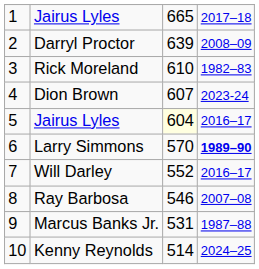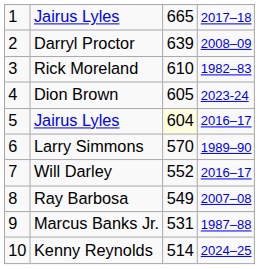(180, 95) 607 -> (180, 95) 605
(226, 147) bold -> (226, 147) normal
(180, 198) 546 -> (180, 198) 549
